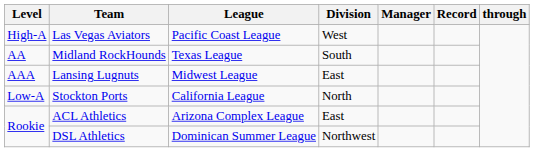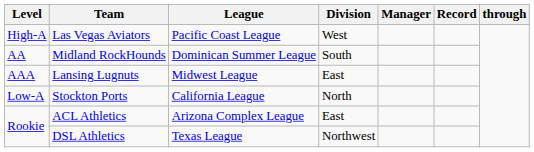(207, 55) Texas League -> (244, 55) Dominican Summer League
(244, 136) Dominican Summer League -> (207, 136) Texas League
